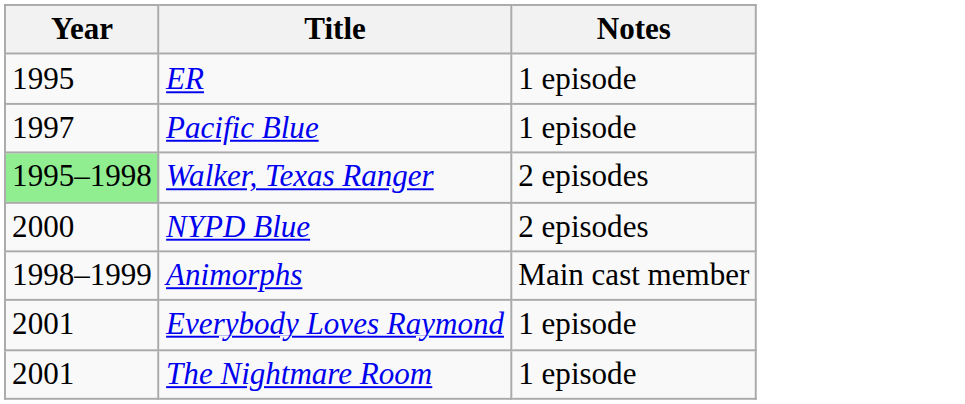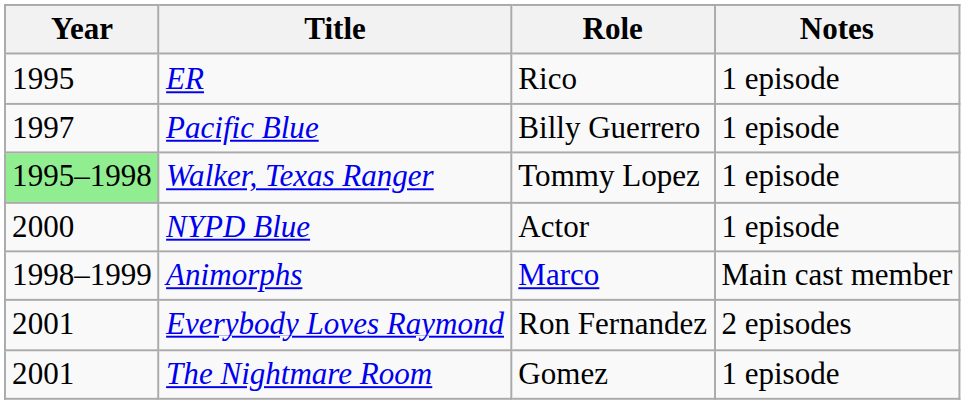+ column: (613, 29)
(583, 176) 2 episodes -> (780, 176) 1 episode
(583, 226) 2 episodes -> (780, 226) 1 episode
(577, 324) 1 episode -> (787, 324) 2 episodes
